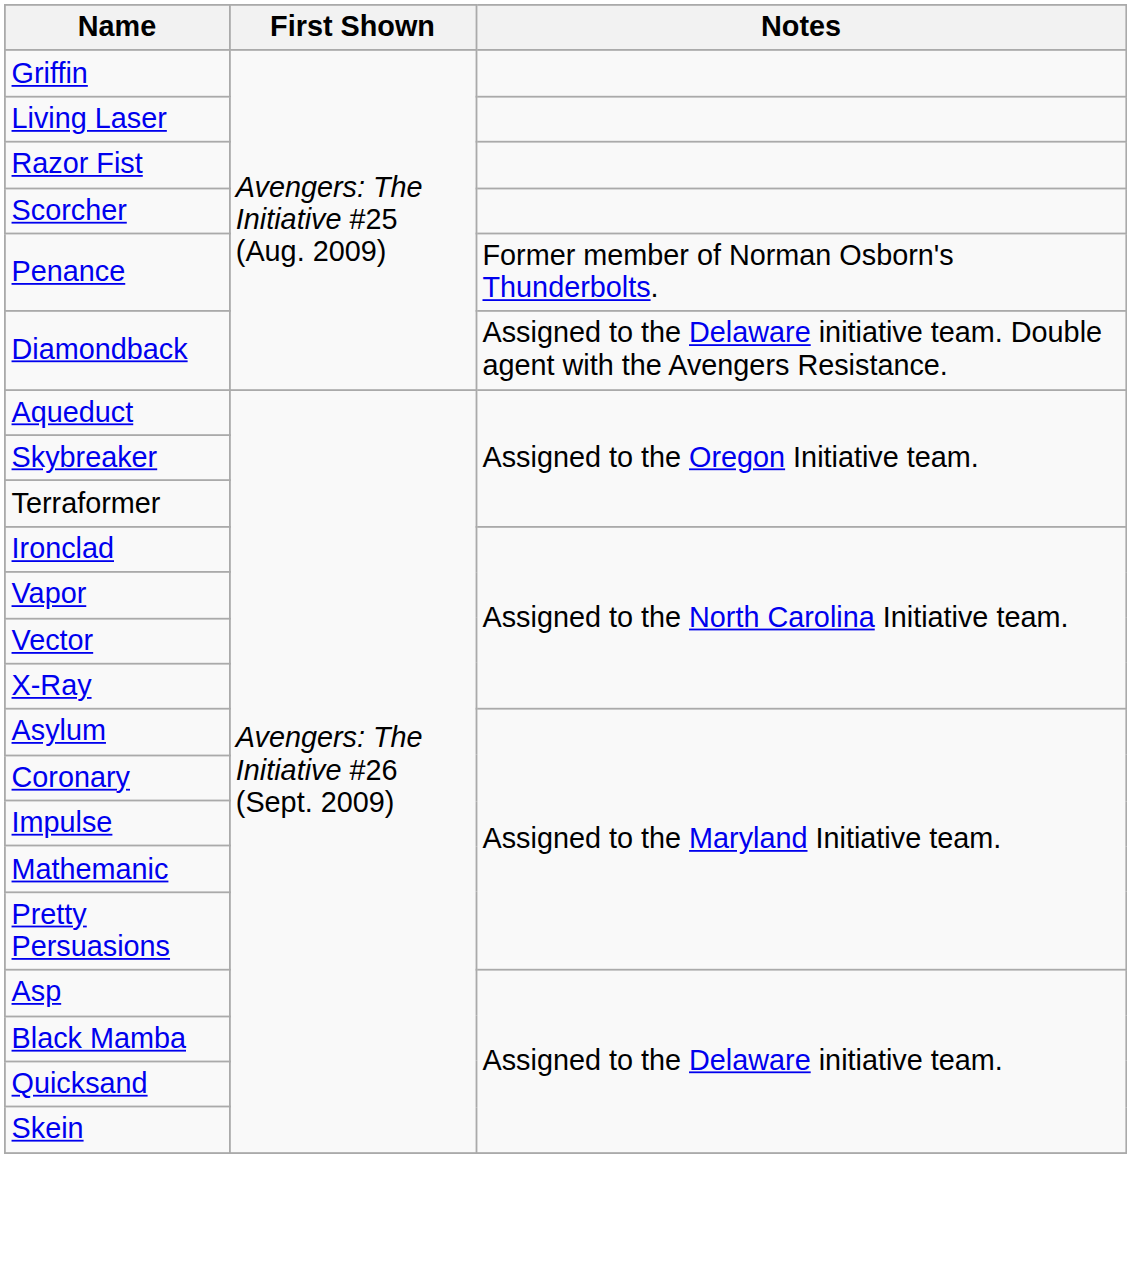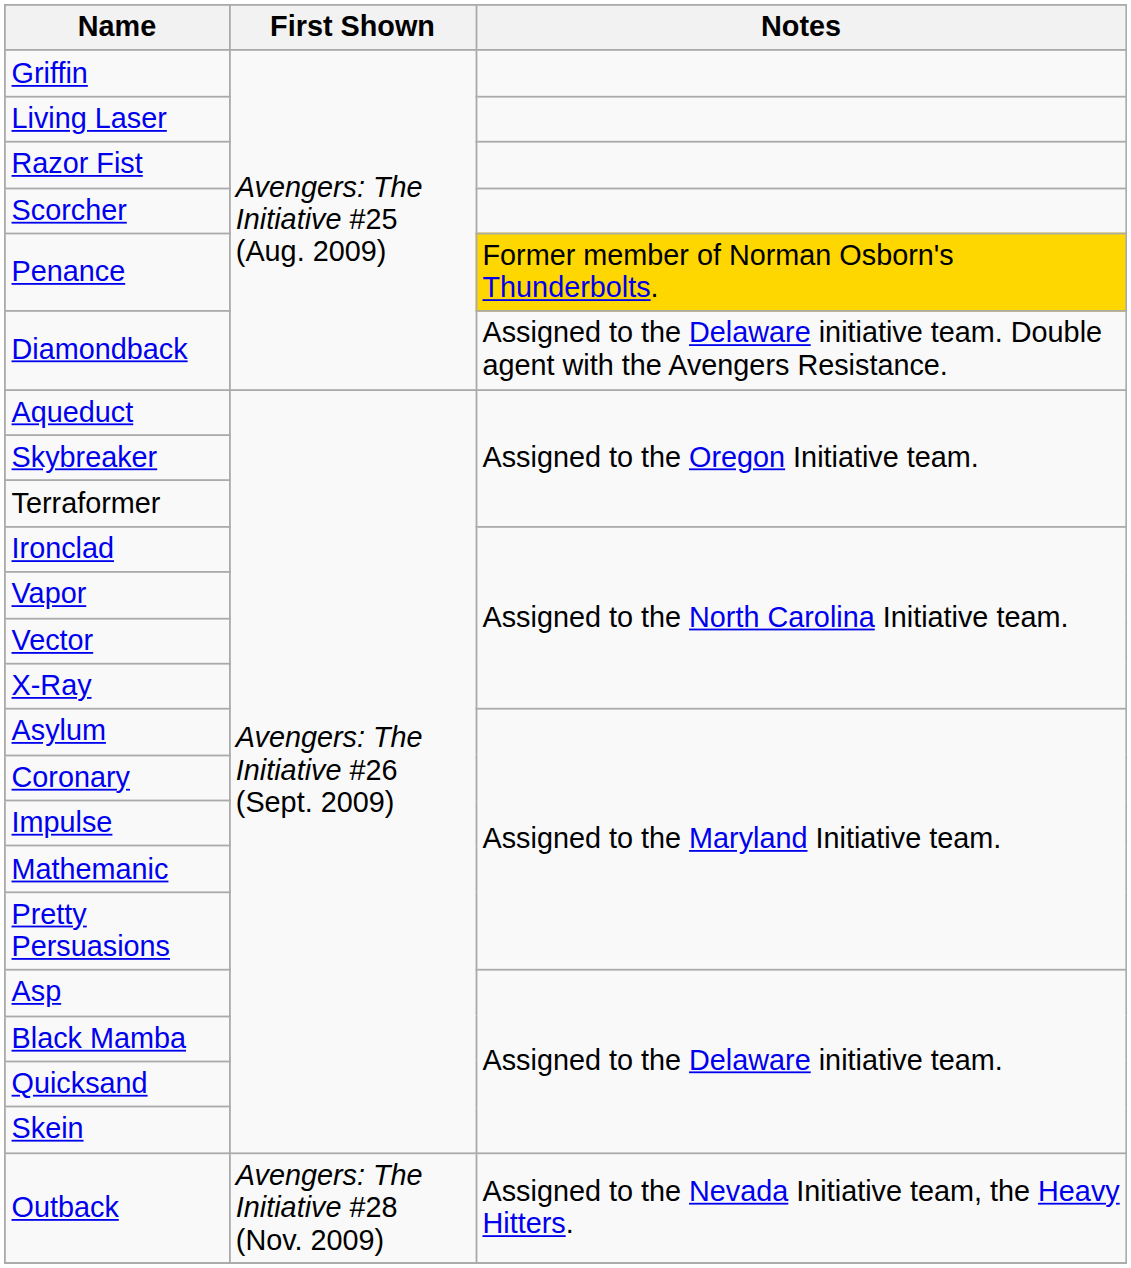(718, 271) no background -> (718, 271) gold background
+ row: (65, 1207)
